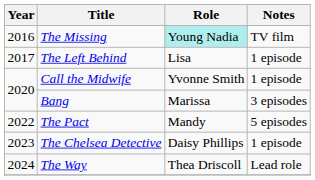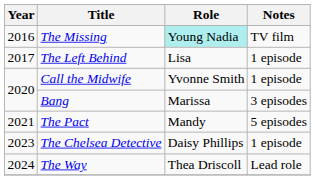(21, 121) 2022 -> (21, 121) 2021
